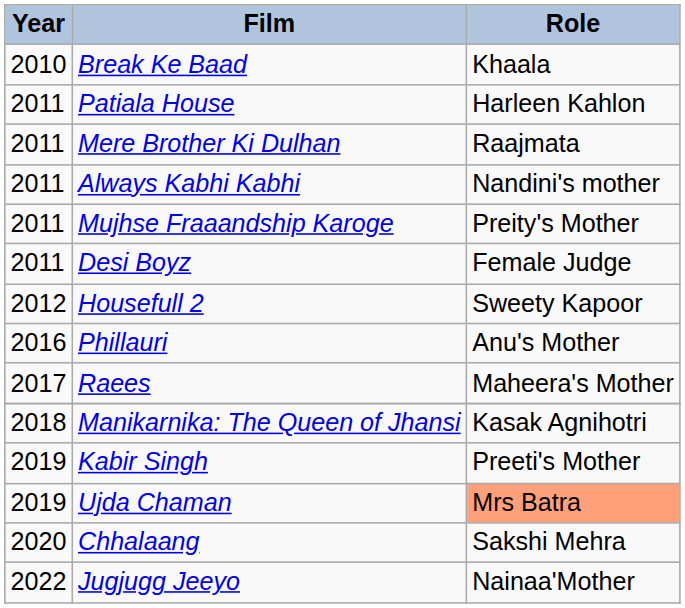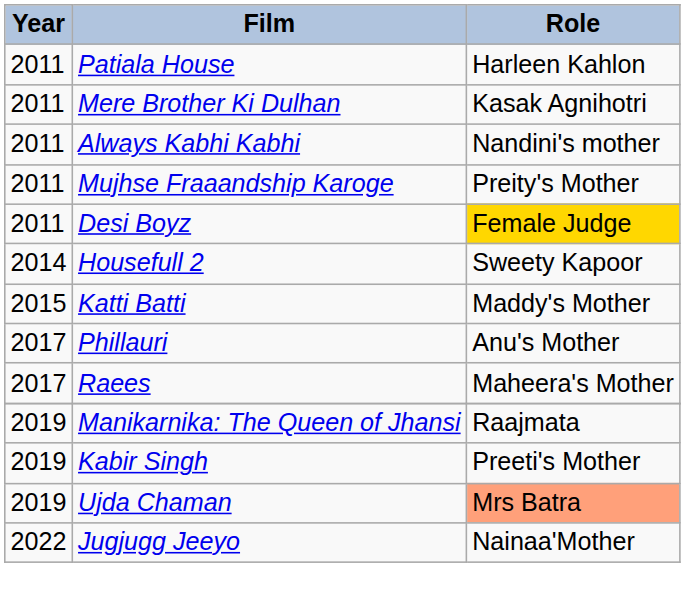- row: (163, 64)
(526, 143) Raajmata -> (559, 104) Kasak Agnihotri
(552, 263) no background -> (552, 223) gold background
(39, 303) 2012 -> (39, 263) 2014
+ row: (132, 303)
(39, 343) 2016 -> (39, 343) 2017
(39, 422) 2018 -> (39, 422) 2019
(559, 422) Kasak Agnihotri -> (526, 422) Raajmata
- row: (139, 542)
